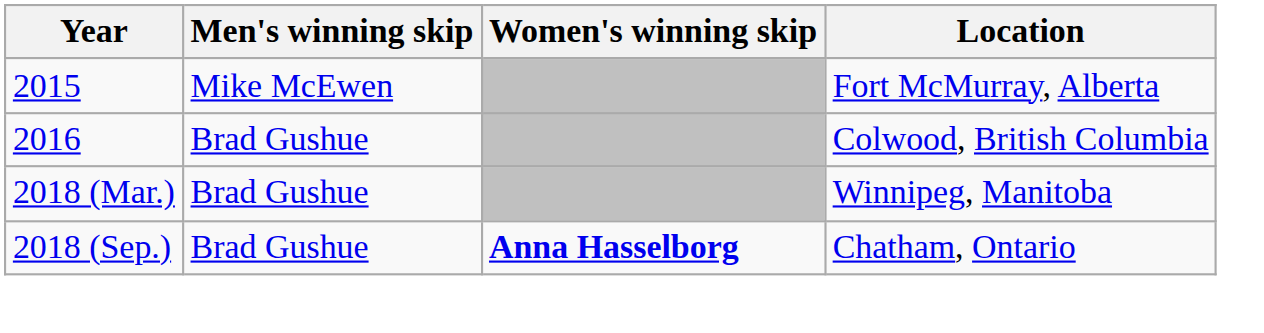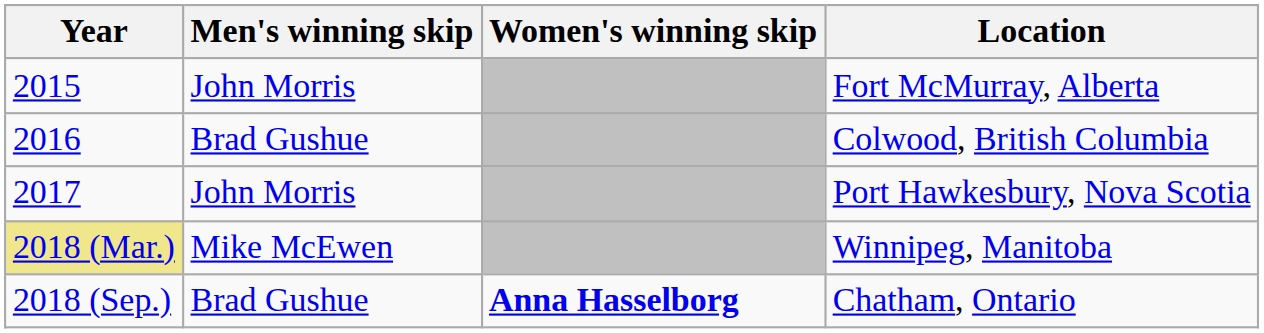(292, 85) Mike McEwen -> (273, 85) John Morris
+ row: (1042, 192)
(94, 192) no background -> (94, 246) khaki background
(280, 192) Brad Gushue -> (292, 246) Mike McEwen
